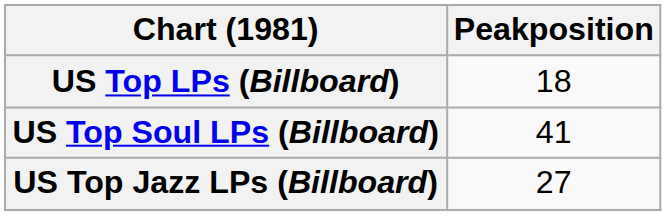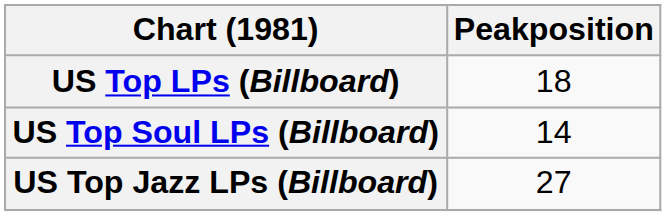(554, 132) 41 -> (554, 132) 14
